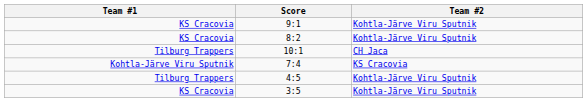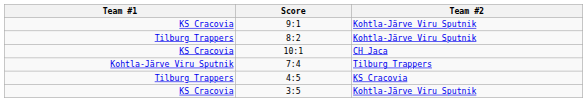(206, 38) KS Cracovia -> (194, 38) Tilburg Trappers
(194, 51) Tilburg Trappers -> (206, 51) KS Cracovia
(380, 64) KS Cracovia -> (393, 64) Tilburg Trappers
(415, 78) Kohtla-Järve Viru Sputnik -> (380, 78) KS Cracovia
